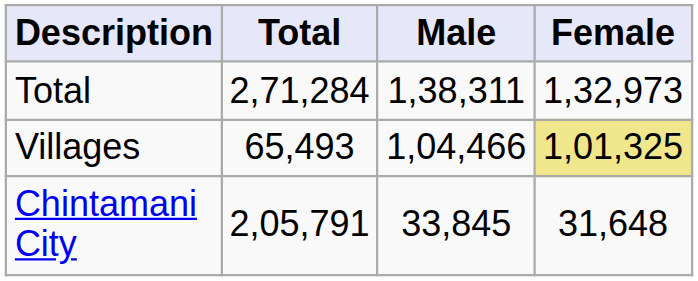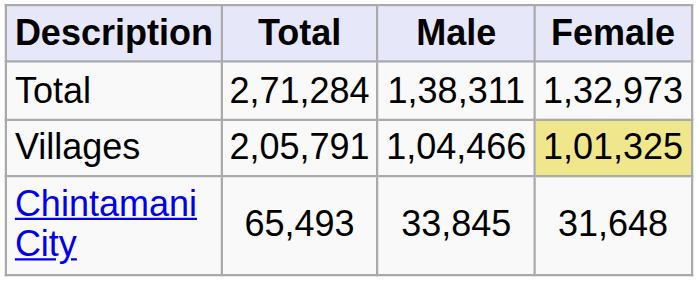(300, 147) 65,493 -> (300, 147) 2,05,791
(300, 224) 2,05,791 -> (300, 224) 65,493
